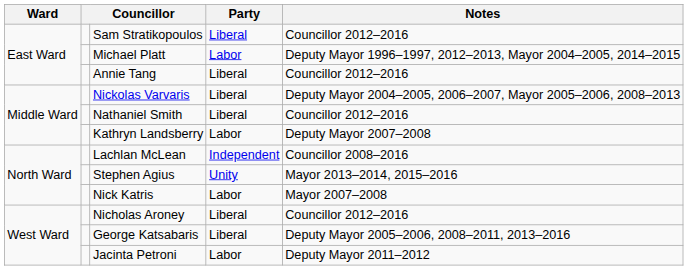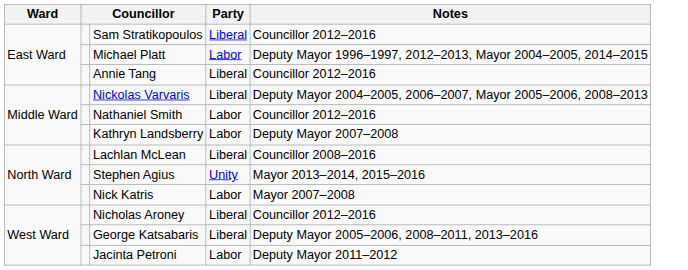(228, 114) Liberal -> (225, 114) Labor
(244, 154) Independent -> (228, 154) Liberal
